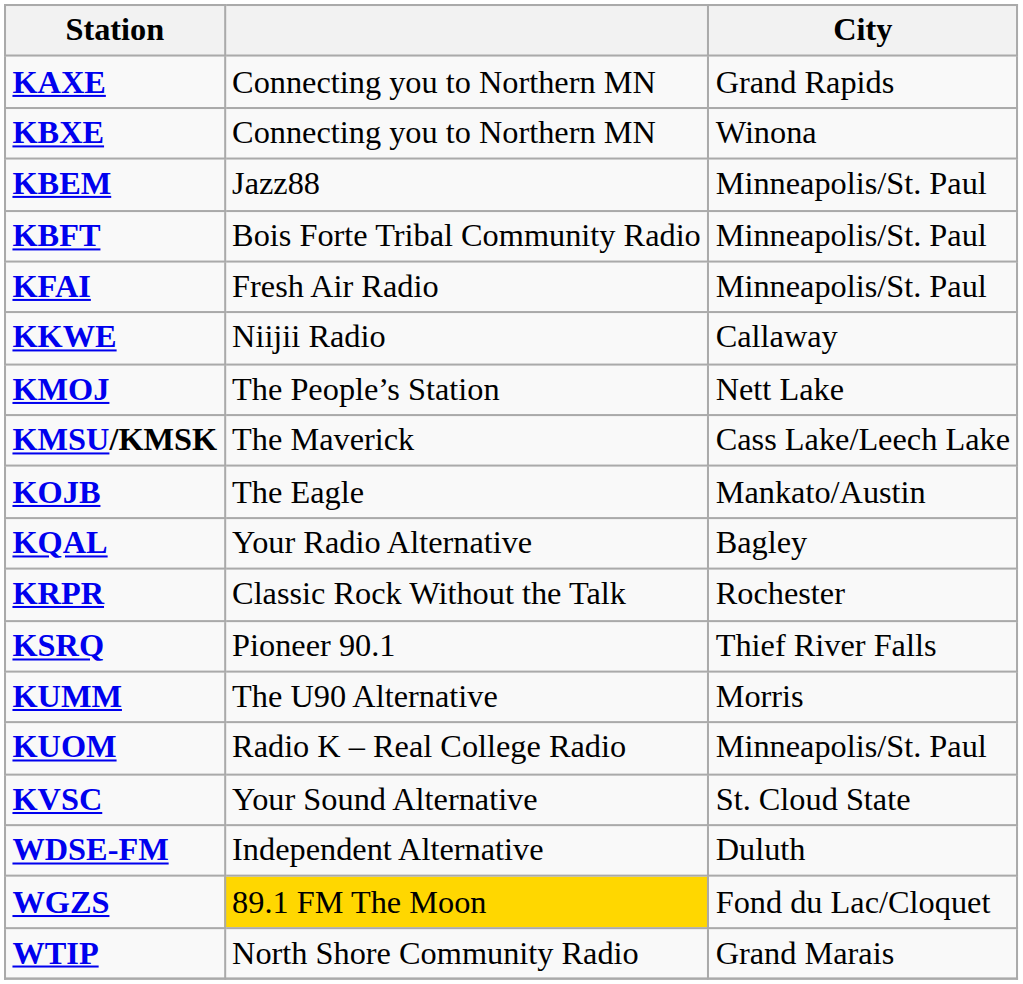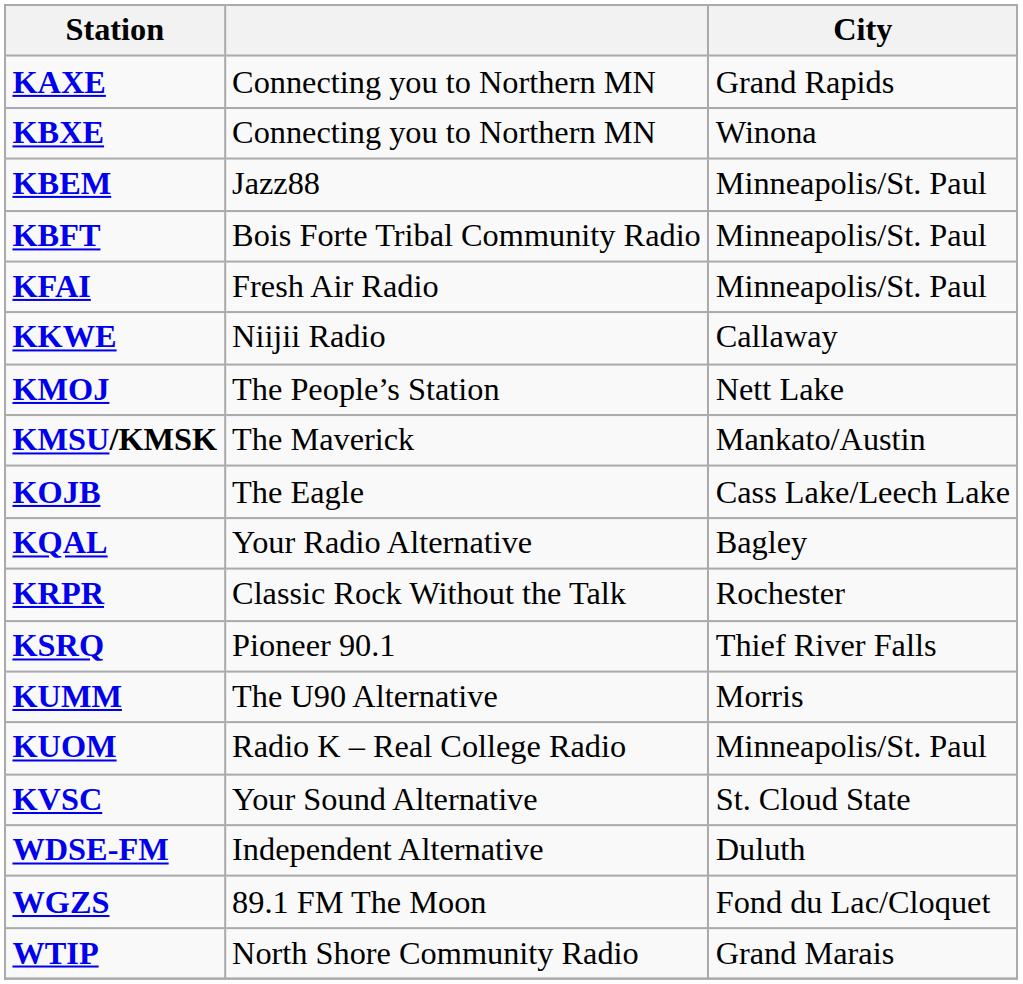(863, 440) Cass Lake/Leech Lake -> (821, 440) Mankato/Austin
(821, 491) Mankato/Austin -> (863, 491) Cass Lake/Leech Lake
(359, 901) gold background -> (359, 901) no background
